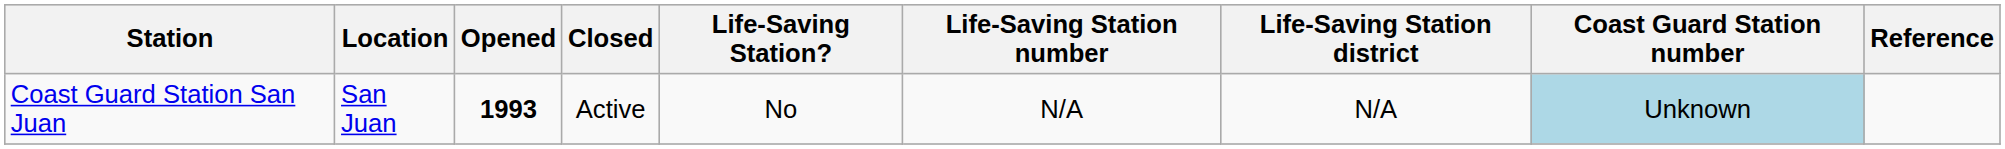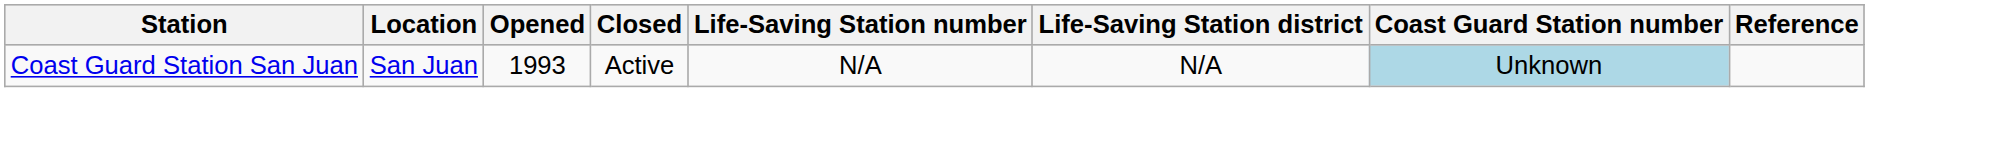- column: (781, 39)
(509, 108) bold -> (537, 65) normal
